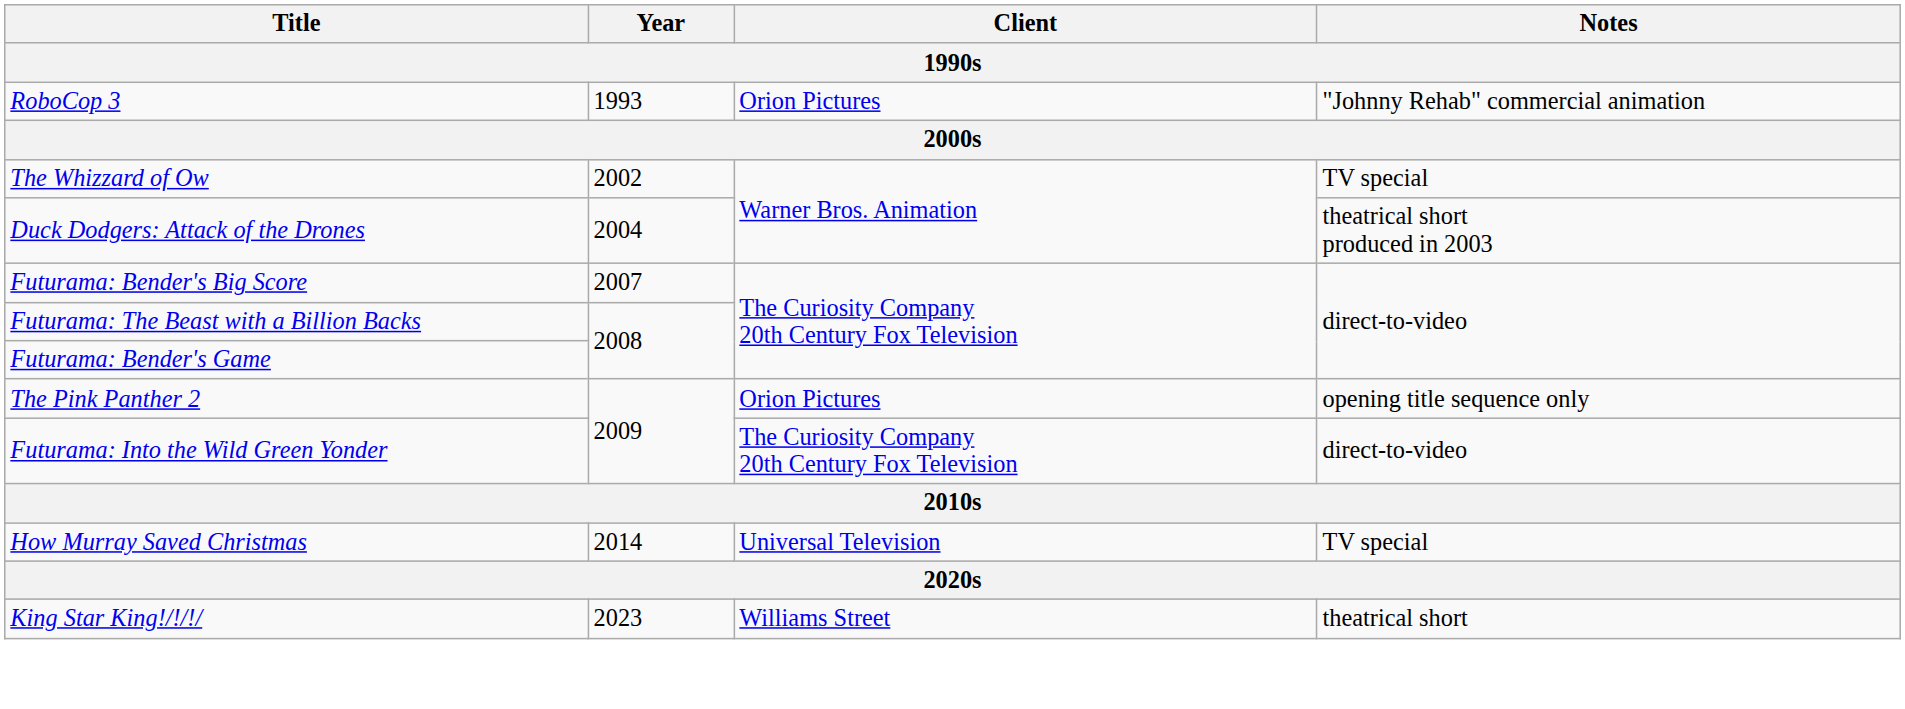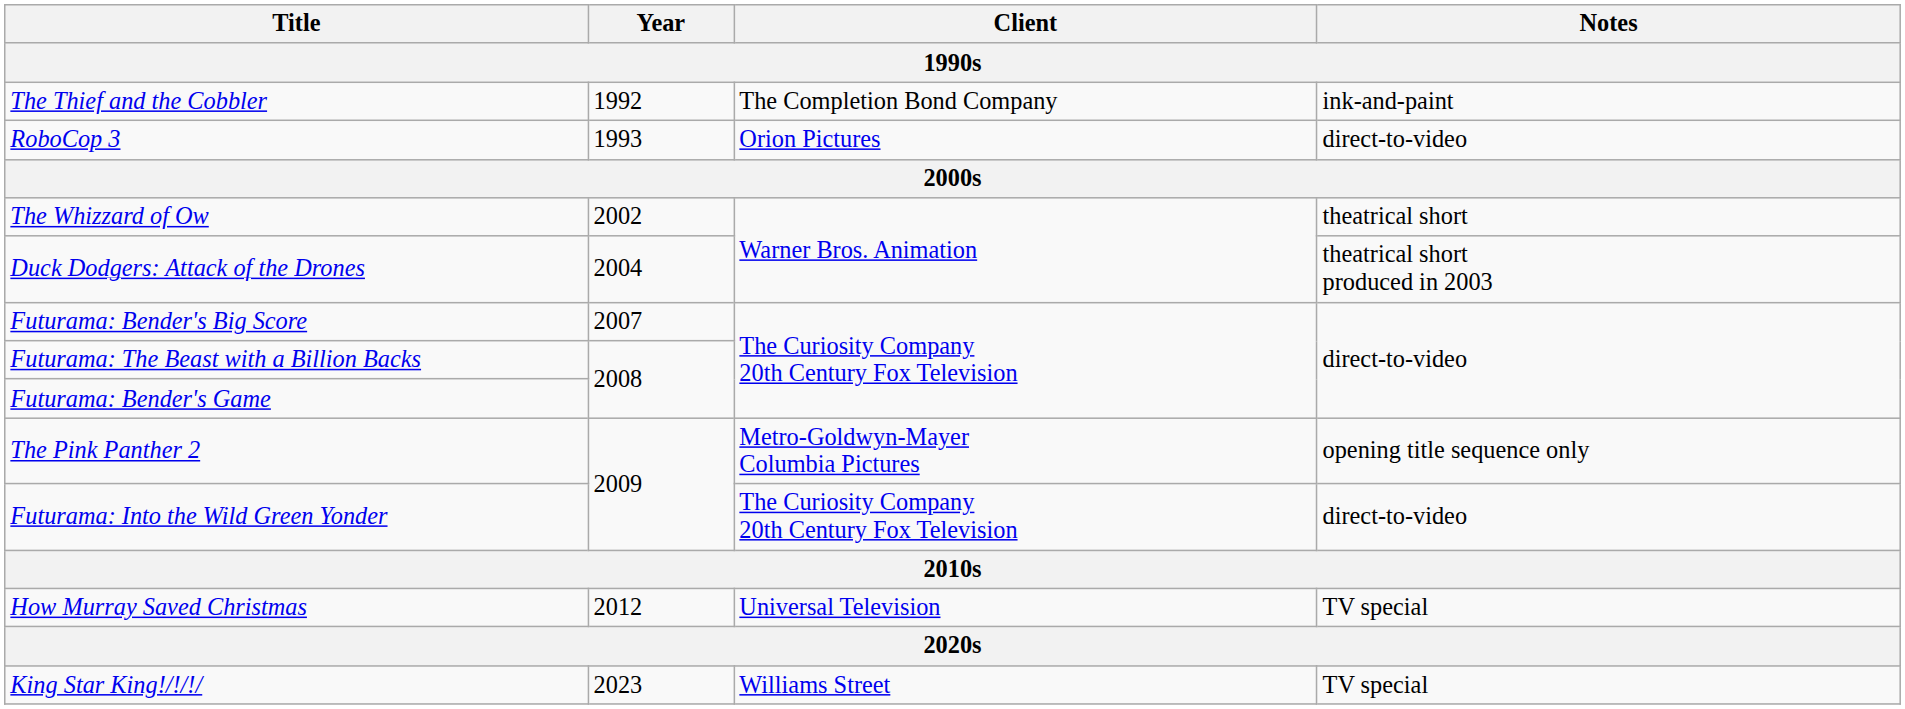+ row: (139, 100)
(1514, 100) "Johnny Rehab" commercial animation -> (1395, 139) direct-to-video
(1375, 178) TV special -> (1395, 216) theatrical short
(810, 398) Orion Pictures -> (854, 450) Metro-Goldwyn-Mayer Columbia Pictures
(618, 541) 2014 -> (618, 607) 2012
(1395, 618) theatrical short -> (1375, 684) TV special
